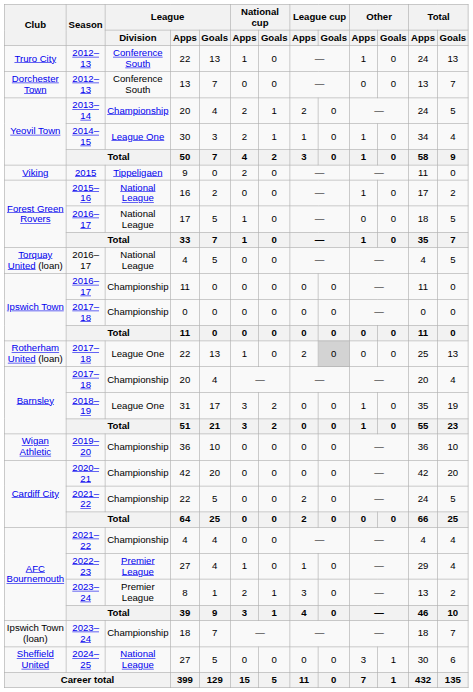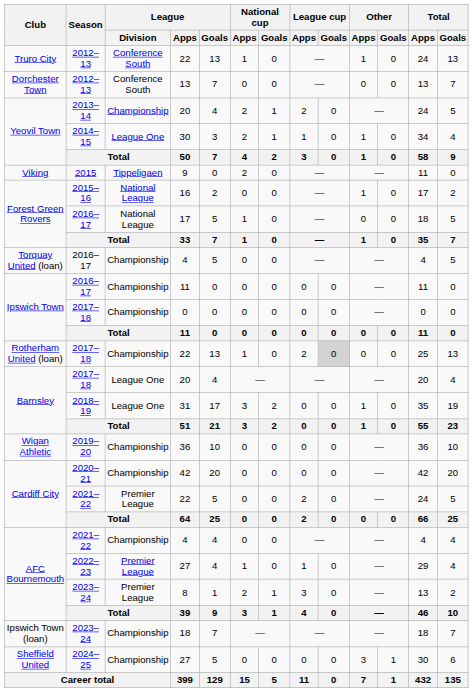(138, 260) National League -> (138, 260) Championship
(138, 353) League One -> (138, 353) Championship
(138, 379) Championship -> (138, 379) League One
(138, 499) Championship -> (138, 499) Premier League
(138, 659) National League -> (138, 659) Championship
